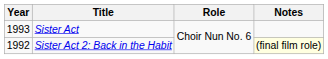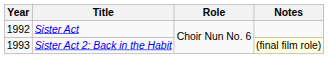(18, 29) 1993 -> (18, 29) 1992
(18, 45) 1992 -> (18, 45) 1993
